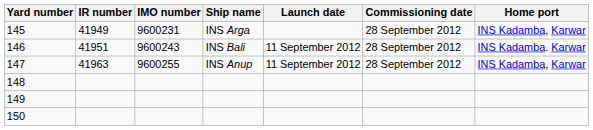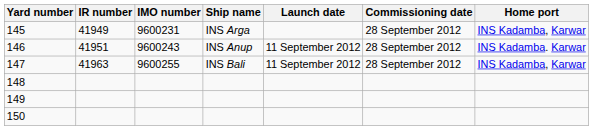(225, 47) INS Bali -> (229, 47) INS Anup
(229, 64) INS Anup -> (225, 64) INS Bali
